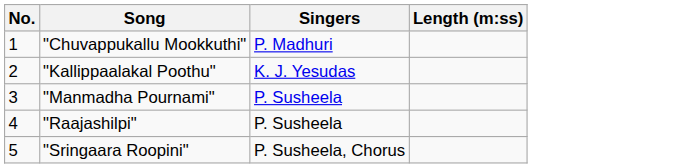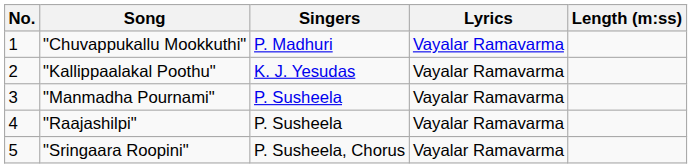+ column: (488, 18)
